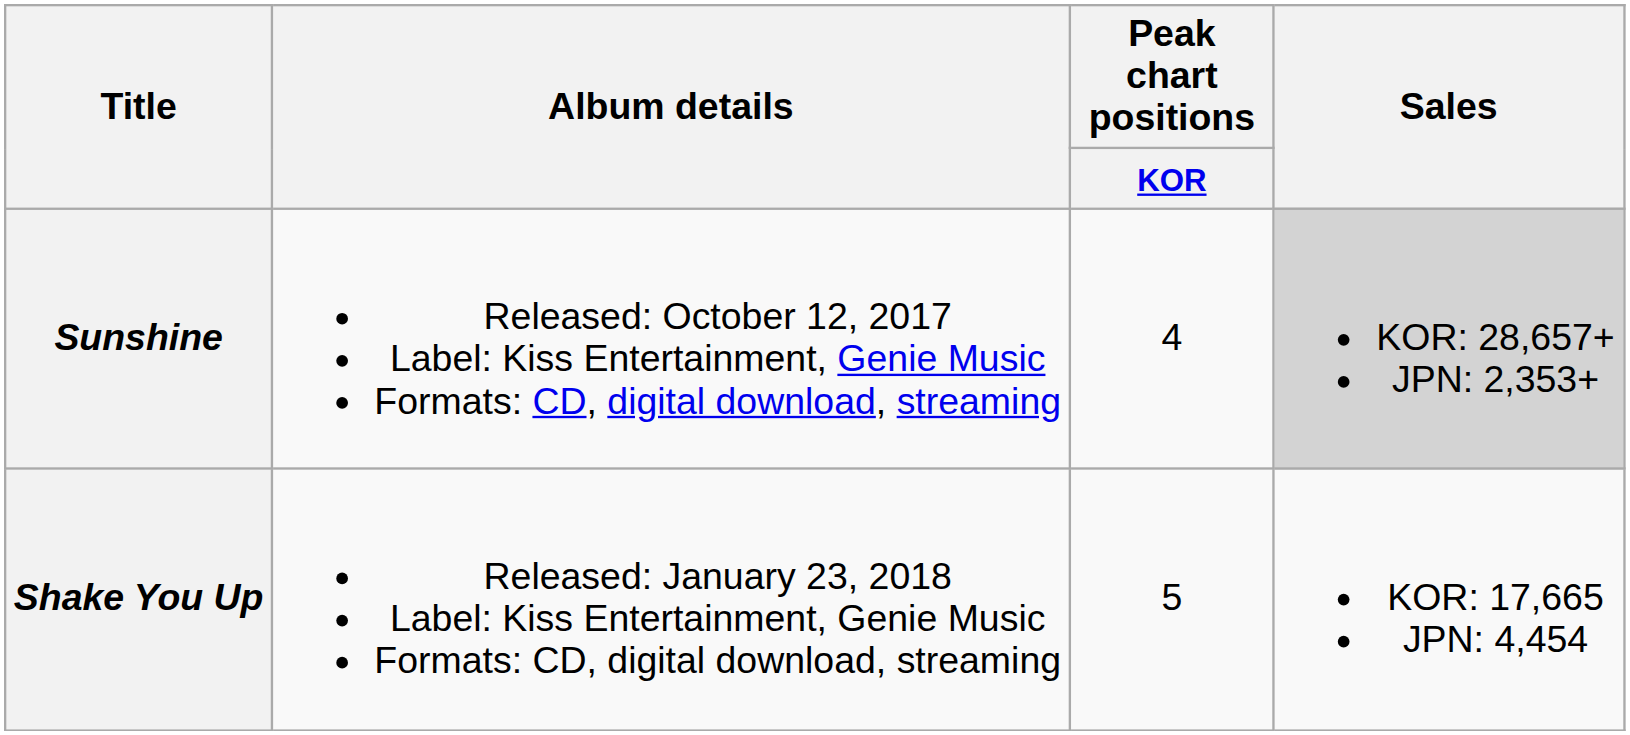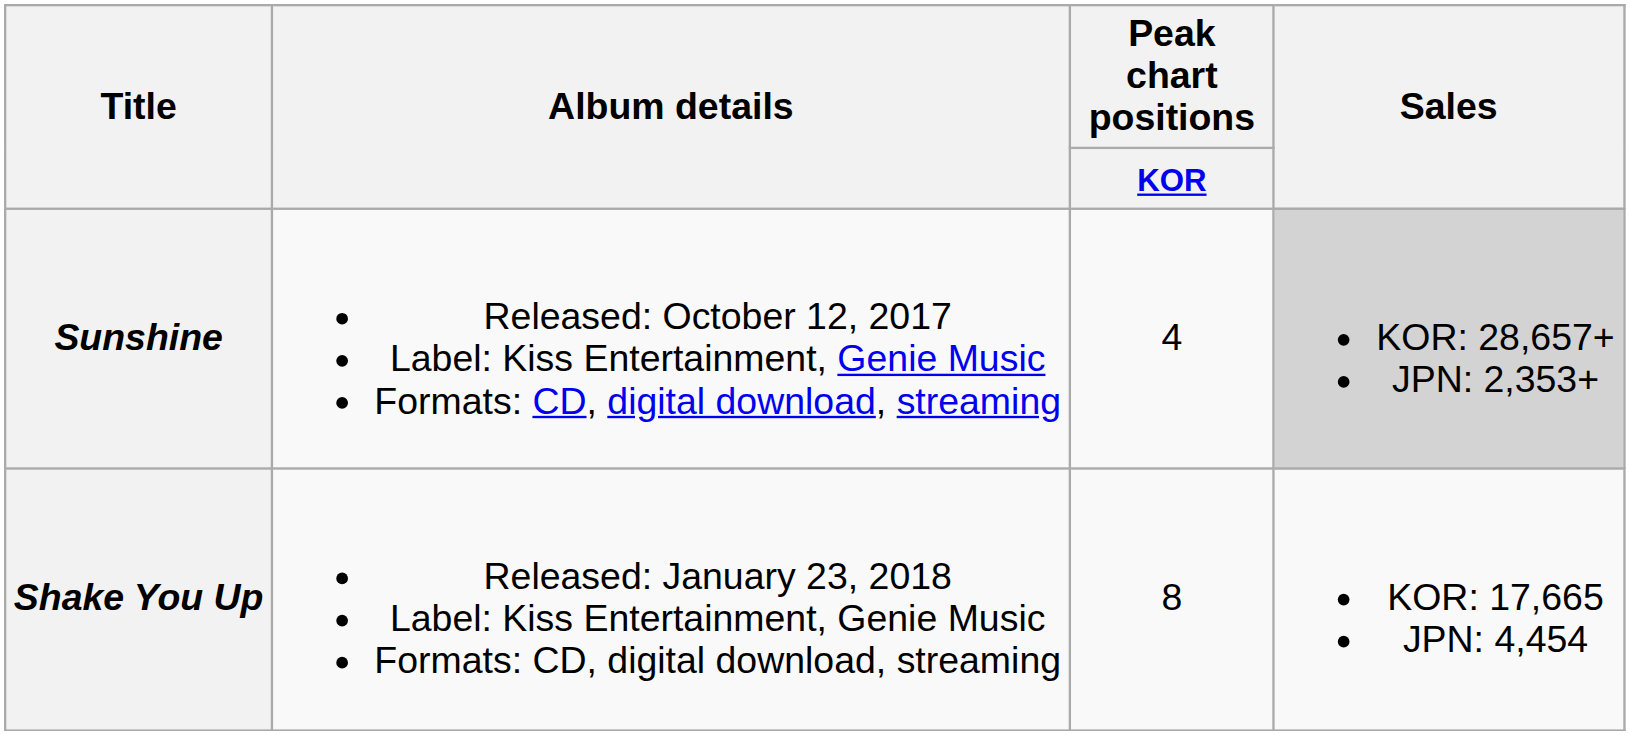(1172, 598) 5 -> (1172, 598) 8
